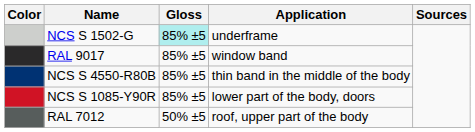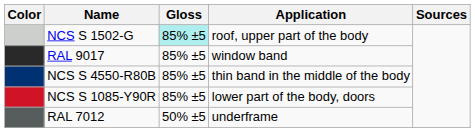(245, 35) underframe -> (290, 35) roof, upper part of the body
(290, 117) roof, upper part of the body -> (245, 117) underframe
